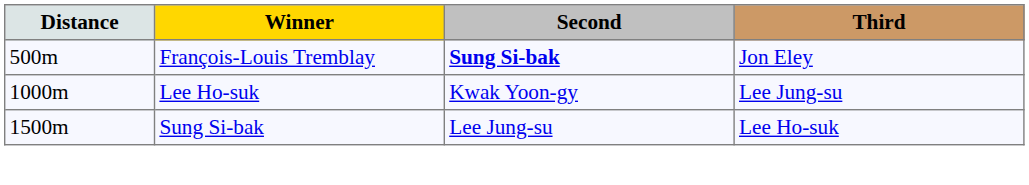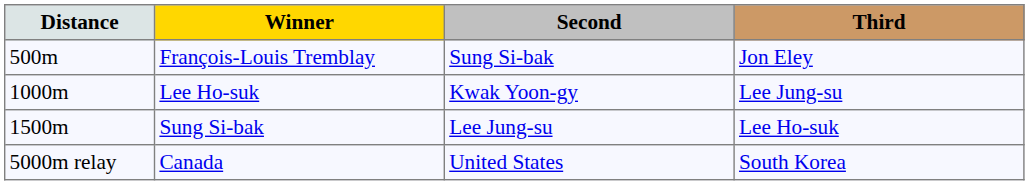(504, 56) bold -> (501, 56) normal
+ row: (191, 161)
